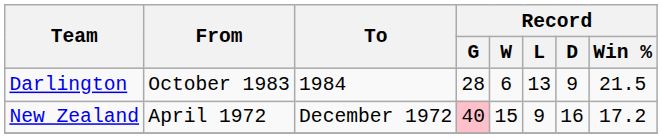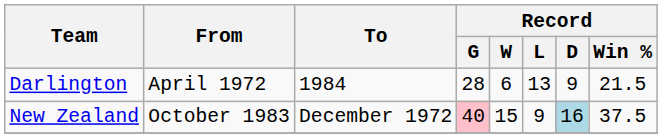(219, 85) October 1983 -> (207, 85) April 1972
(207, 117) April 1972 -> (219, 117) October 1983
(572, 117) no background -> (572, 117) lightblue background
(623, 117) 17.2 -> (623, 117) 37.5
